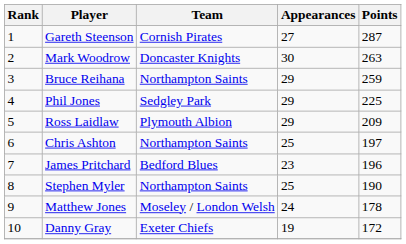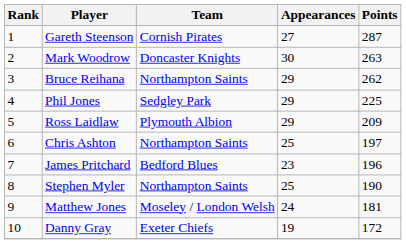(372, 79) 259 -> (372, 79) 262
(372, 206) 178 -> (372, 206) 181
